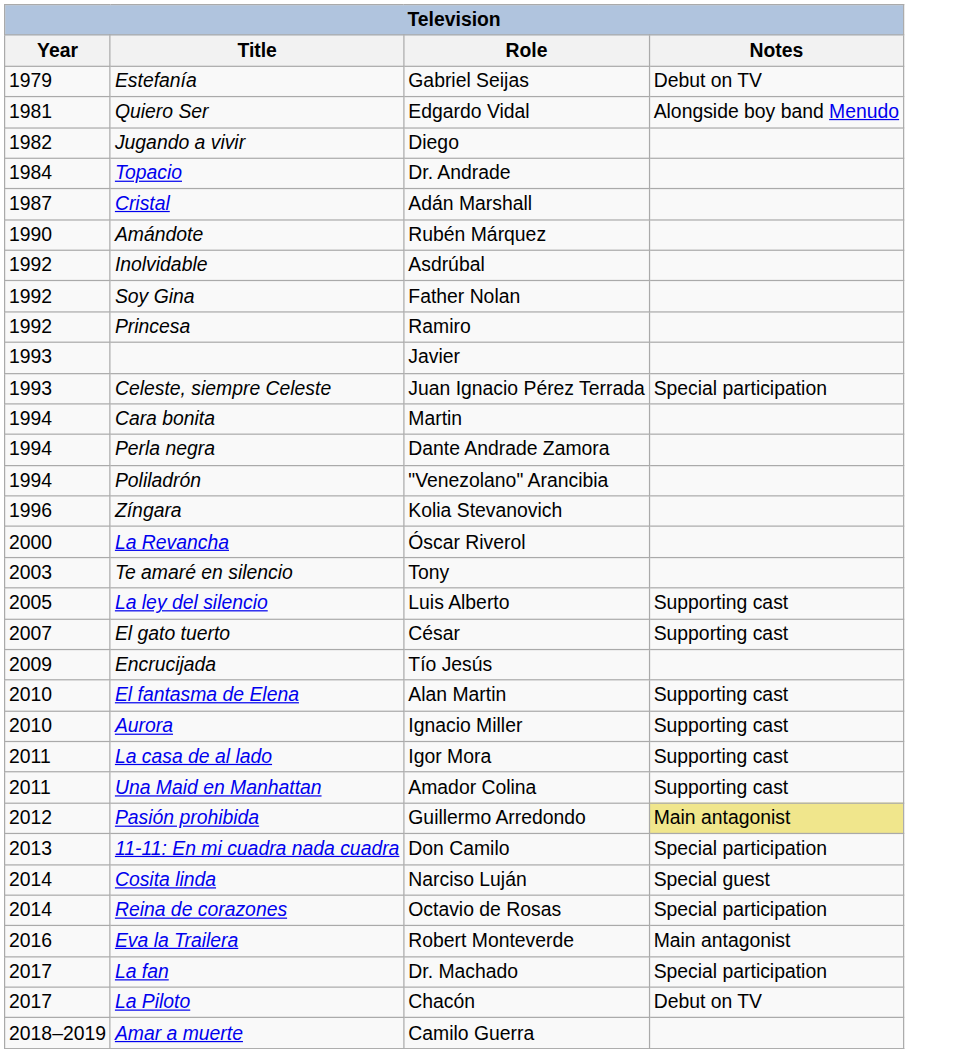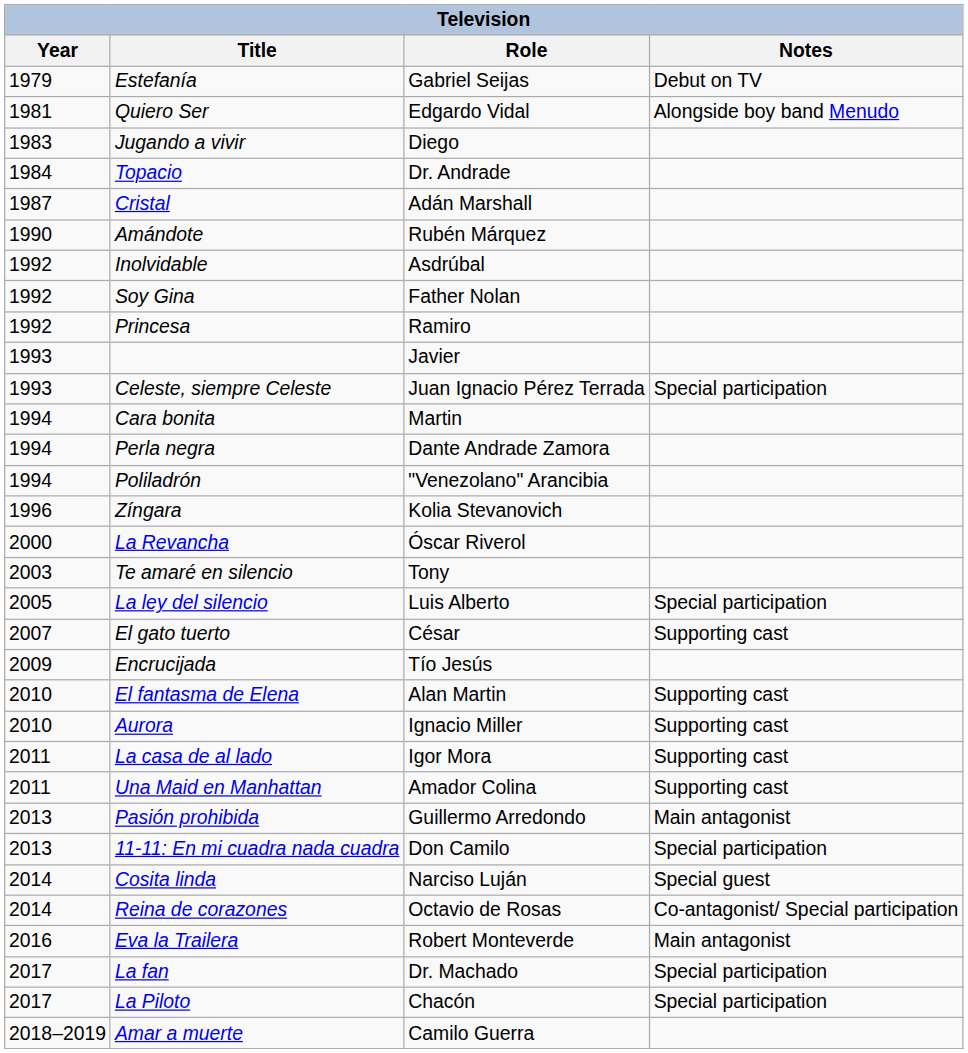(31, 142) 1982 -> (31, 142) 1983
(721, 603) Supporting cast -> (740, 603) Special participation
(31, 818) 2012 -> (31, 818) 2013
(722, 818) khaki background -> (722, 818) no background
(740, 910) Special participation -> (806, 910) Co-antagonist/ Special participation
(708, 1002) Debut on TV -> (740, 1002) Special participation
